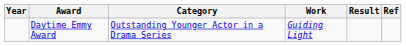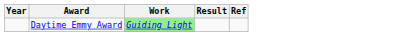- column: (197, 11)
(305, 30) no background -> (159, 25) lightgreen background
